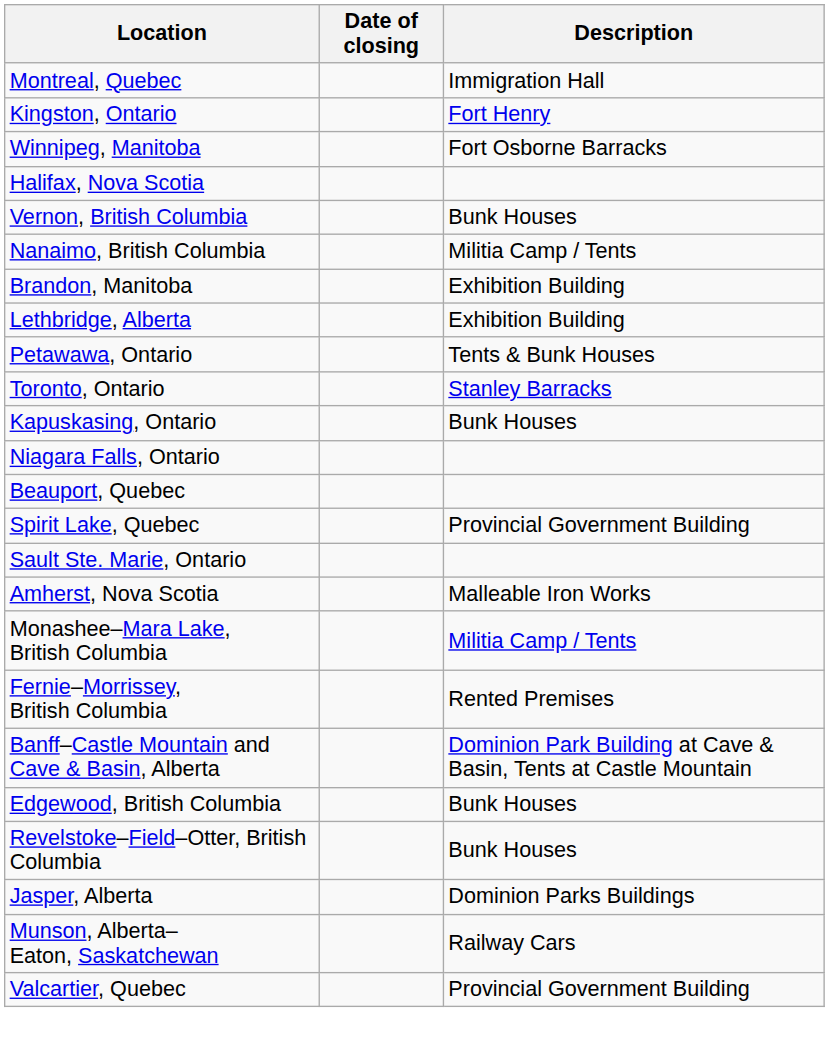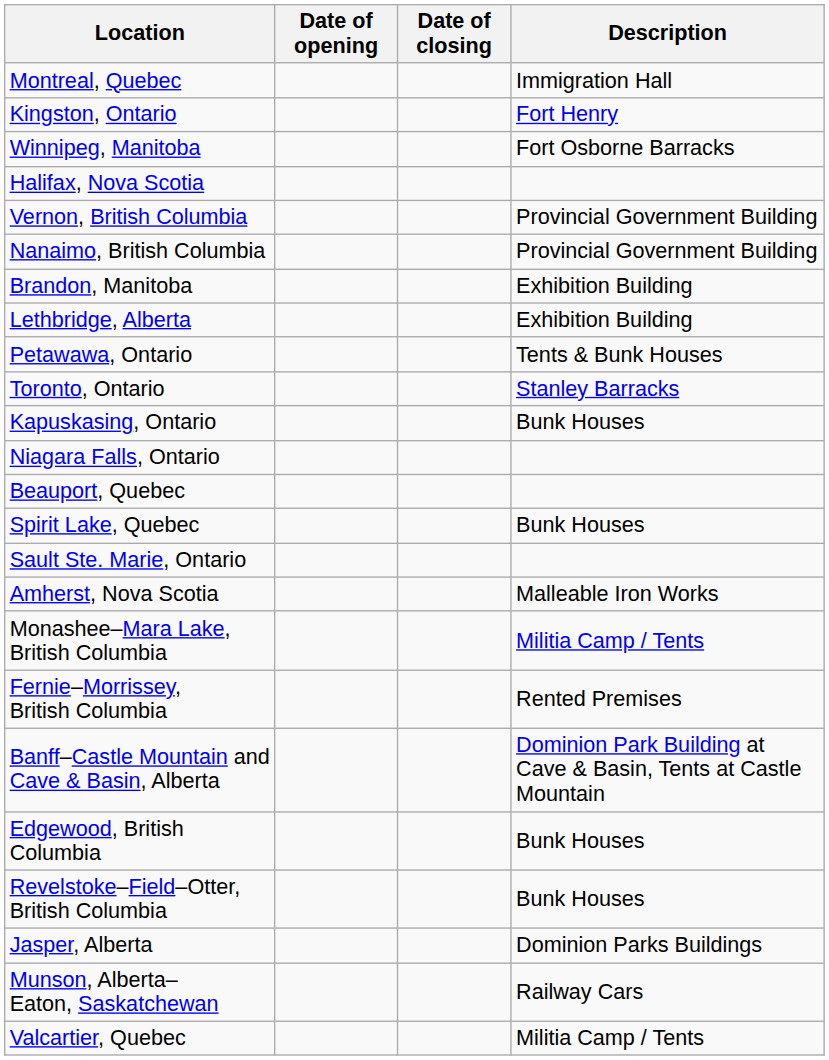+ column: (336, 33)
(513, 217) Bunk Houses -> (667, 217) Provincial Government Building
(542, 251) Militia Camp / Tents -> (667, 251) Provincial Government Building
(599, 525) Provincial Government Building -> (580, 525) Bunk Houses
(599, 989) Provincial Government Building -> (610, 1038) Militia Camp / Tents
